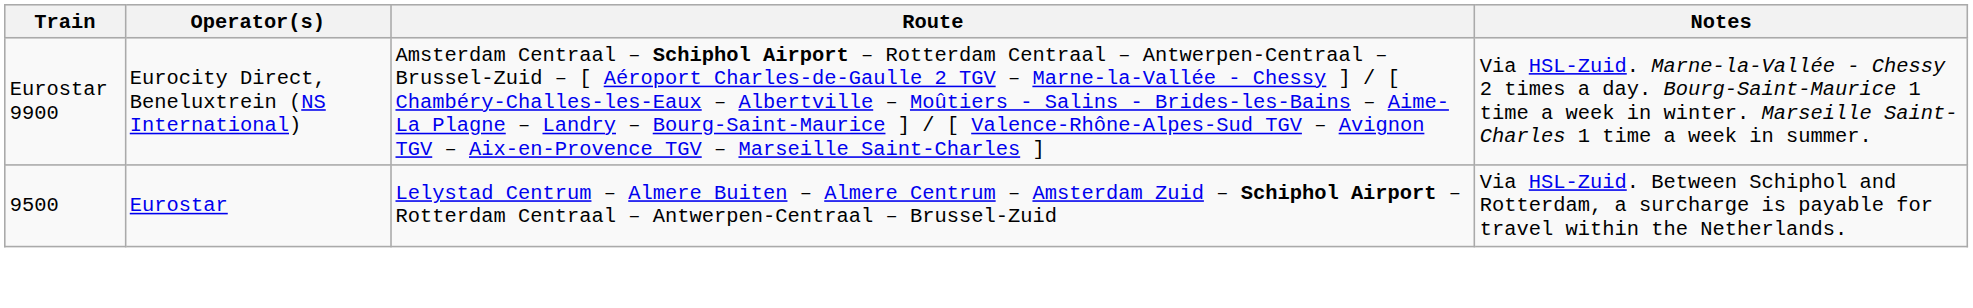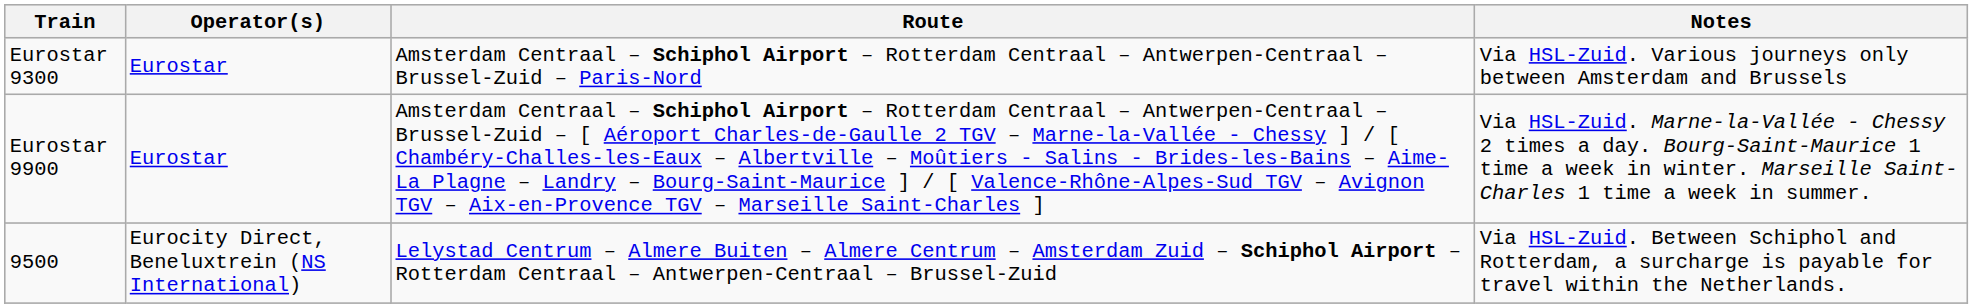+ row: (59, 66)
(228, 102) Eurocity Direct, Beneluxtrein (NS International) -> (179, 159) Eurostar
(179, 206) Eurostar -> (228, 263) Eurocity Direct, Beneluxtrein (NS International)
